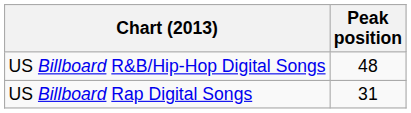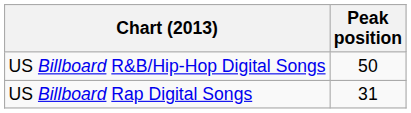(368, 66) 48 -> (368, 66) 50
